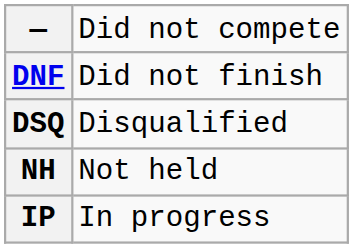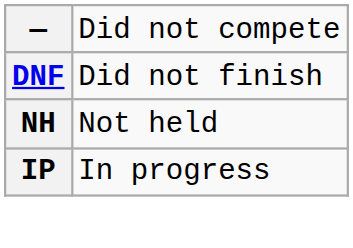- row: (38, 124)
